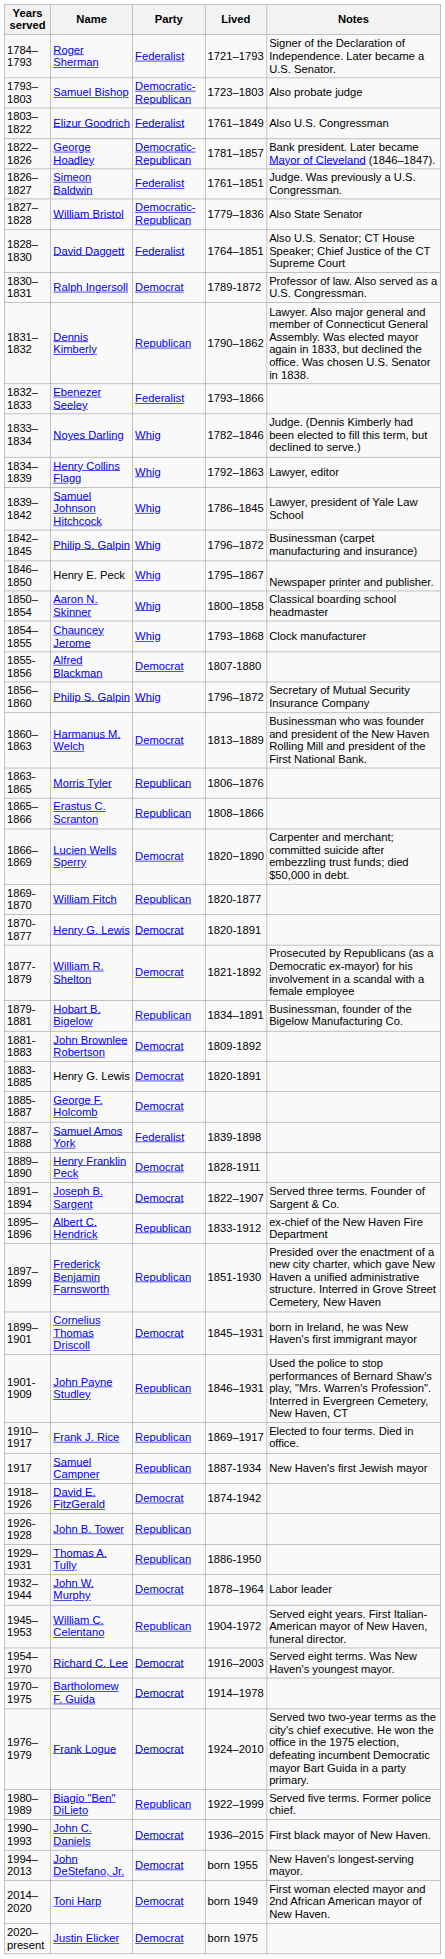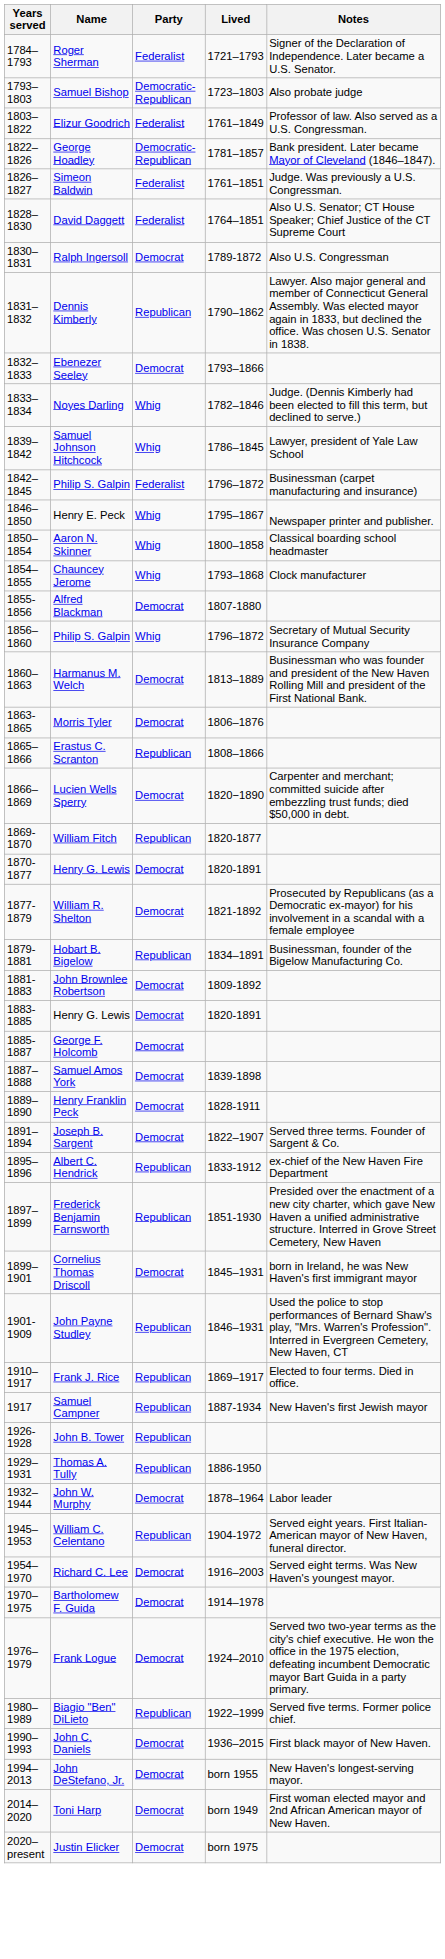(329, 123) Also U.S. Congressman -> (353, 123) Professor of law. Also served as a U.S. Congressman.
- row: (23, 214)
(353, 287) Professor of law. Also served as a U.S. Congressman. -> (329, 257) Also U.S. Congressman
(160, 398) Federalist -> (159, 368) Democrat
- row: (23, 472)
(148, 545) Whig -> (160, 484) Federalist
(163, 783) Republican -> (159, 722) Democrat
(160, 1137) Federalist -> (159, 1076) Democrat
- row: (23, 1498)
